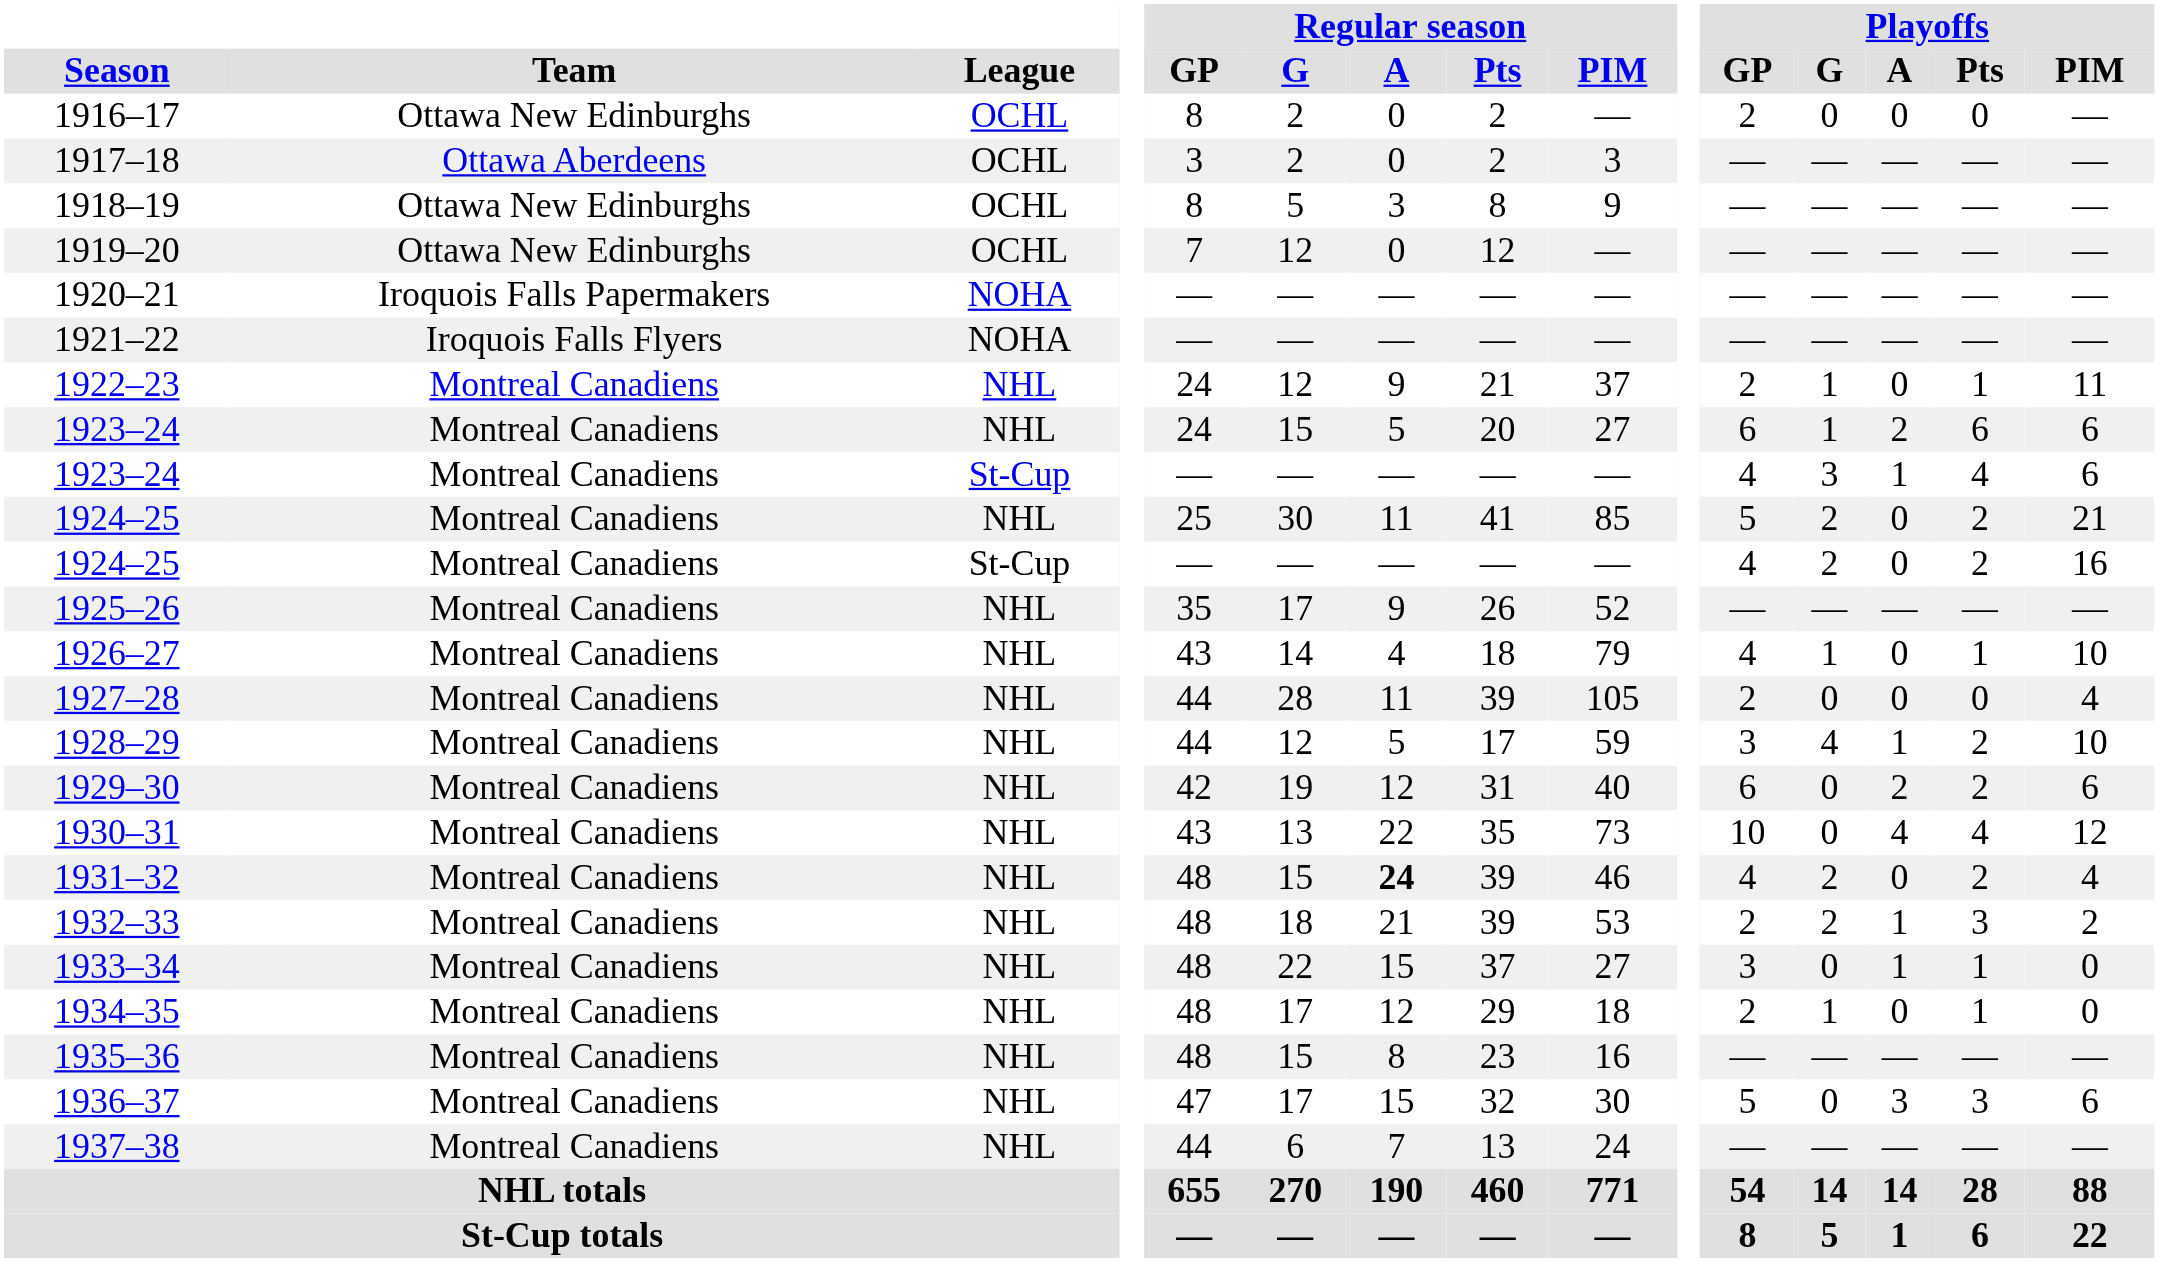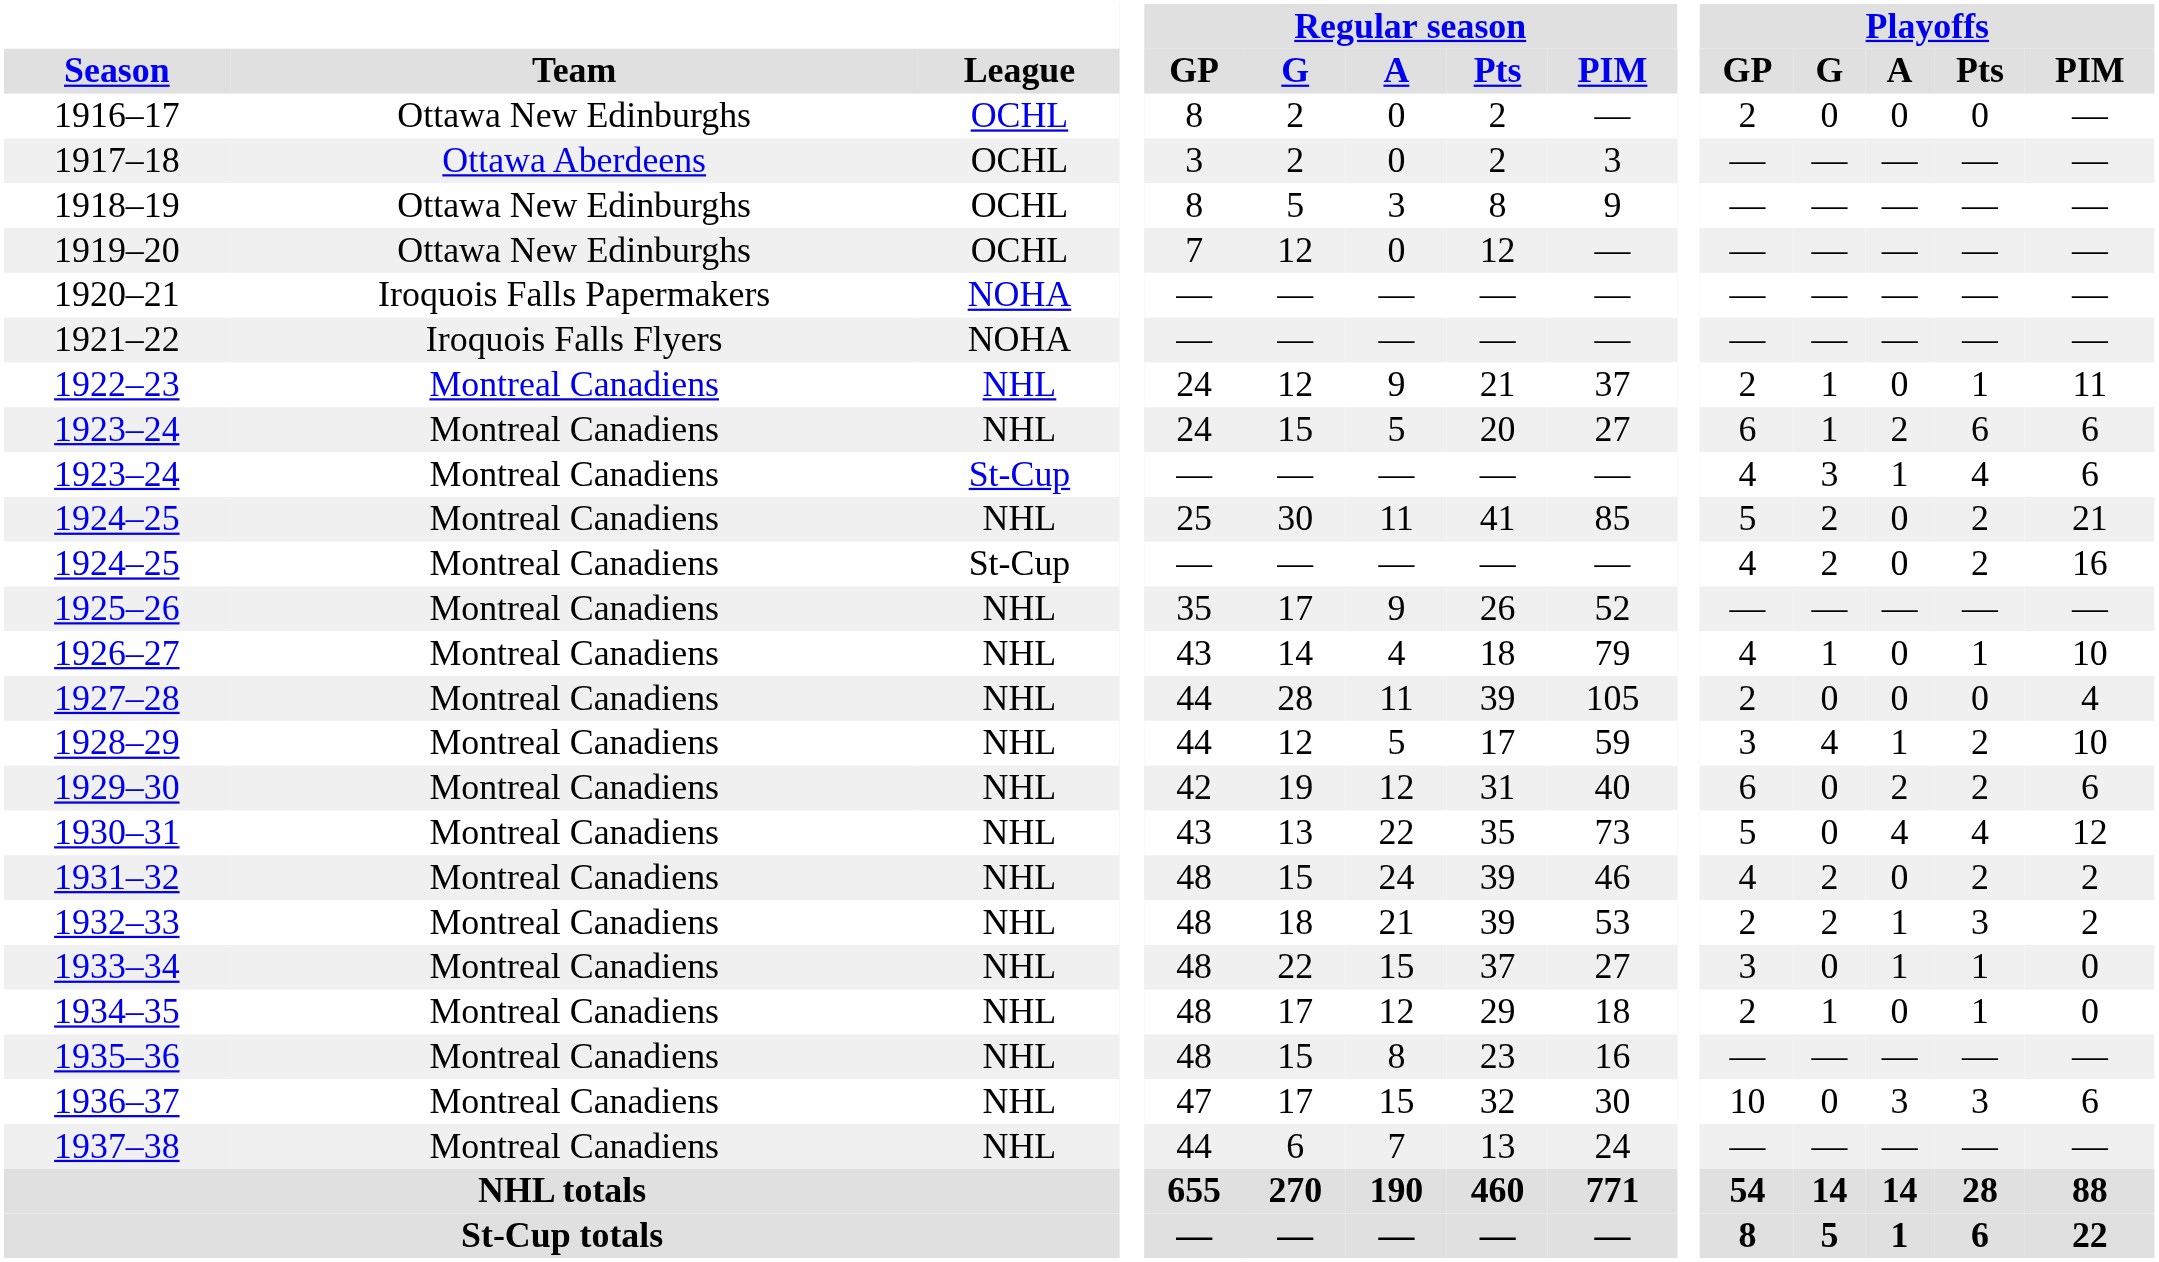(1747, 832) 10 -> (1747, 832) 5
(1396, 876) bold -> (1396, 876) normal
(2090, 876) 4 -> (2090, 876) 2
(1747, 1100) 5 -> (1747, 1100) 10
